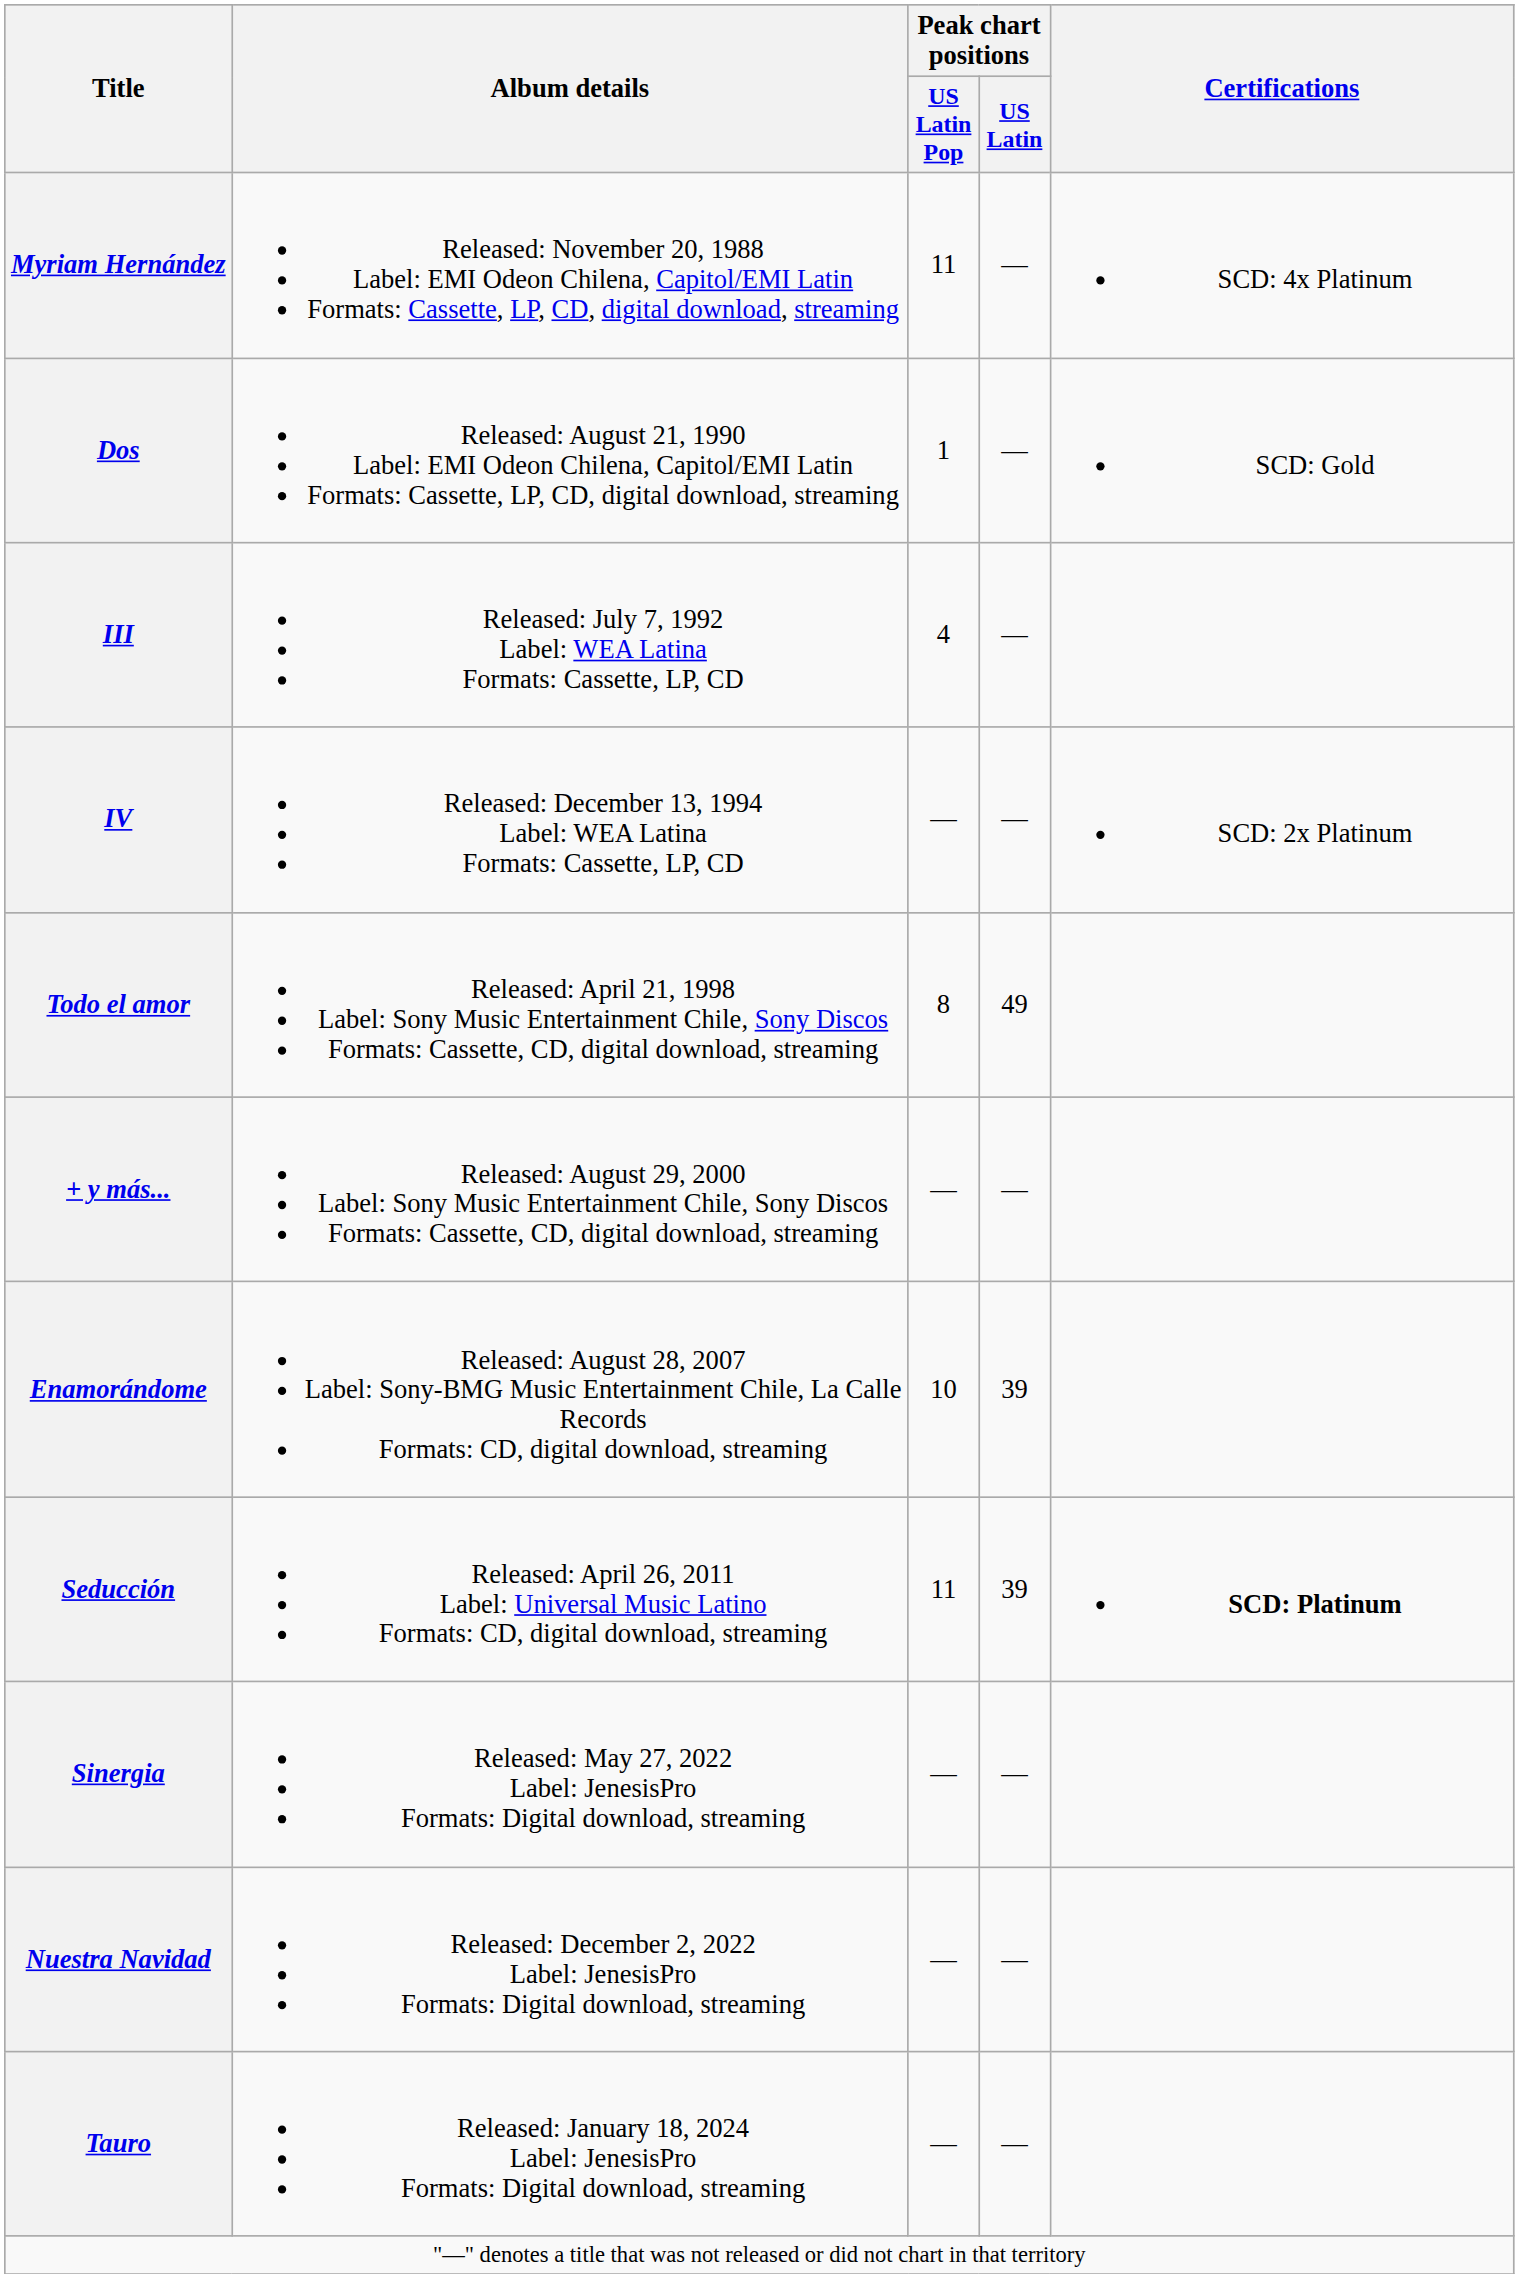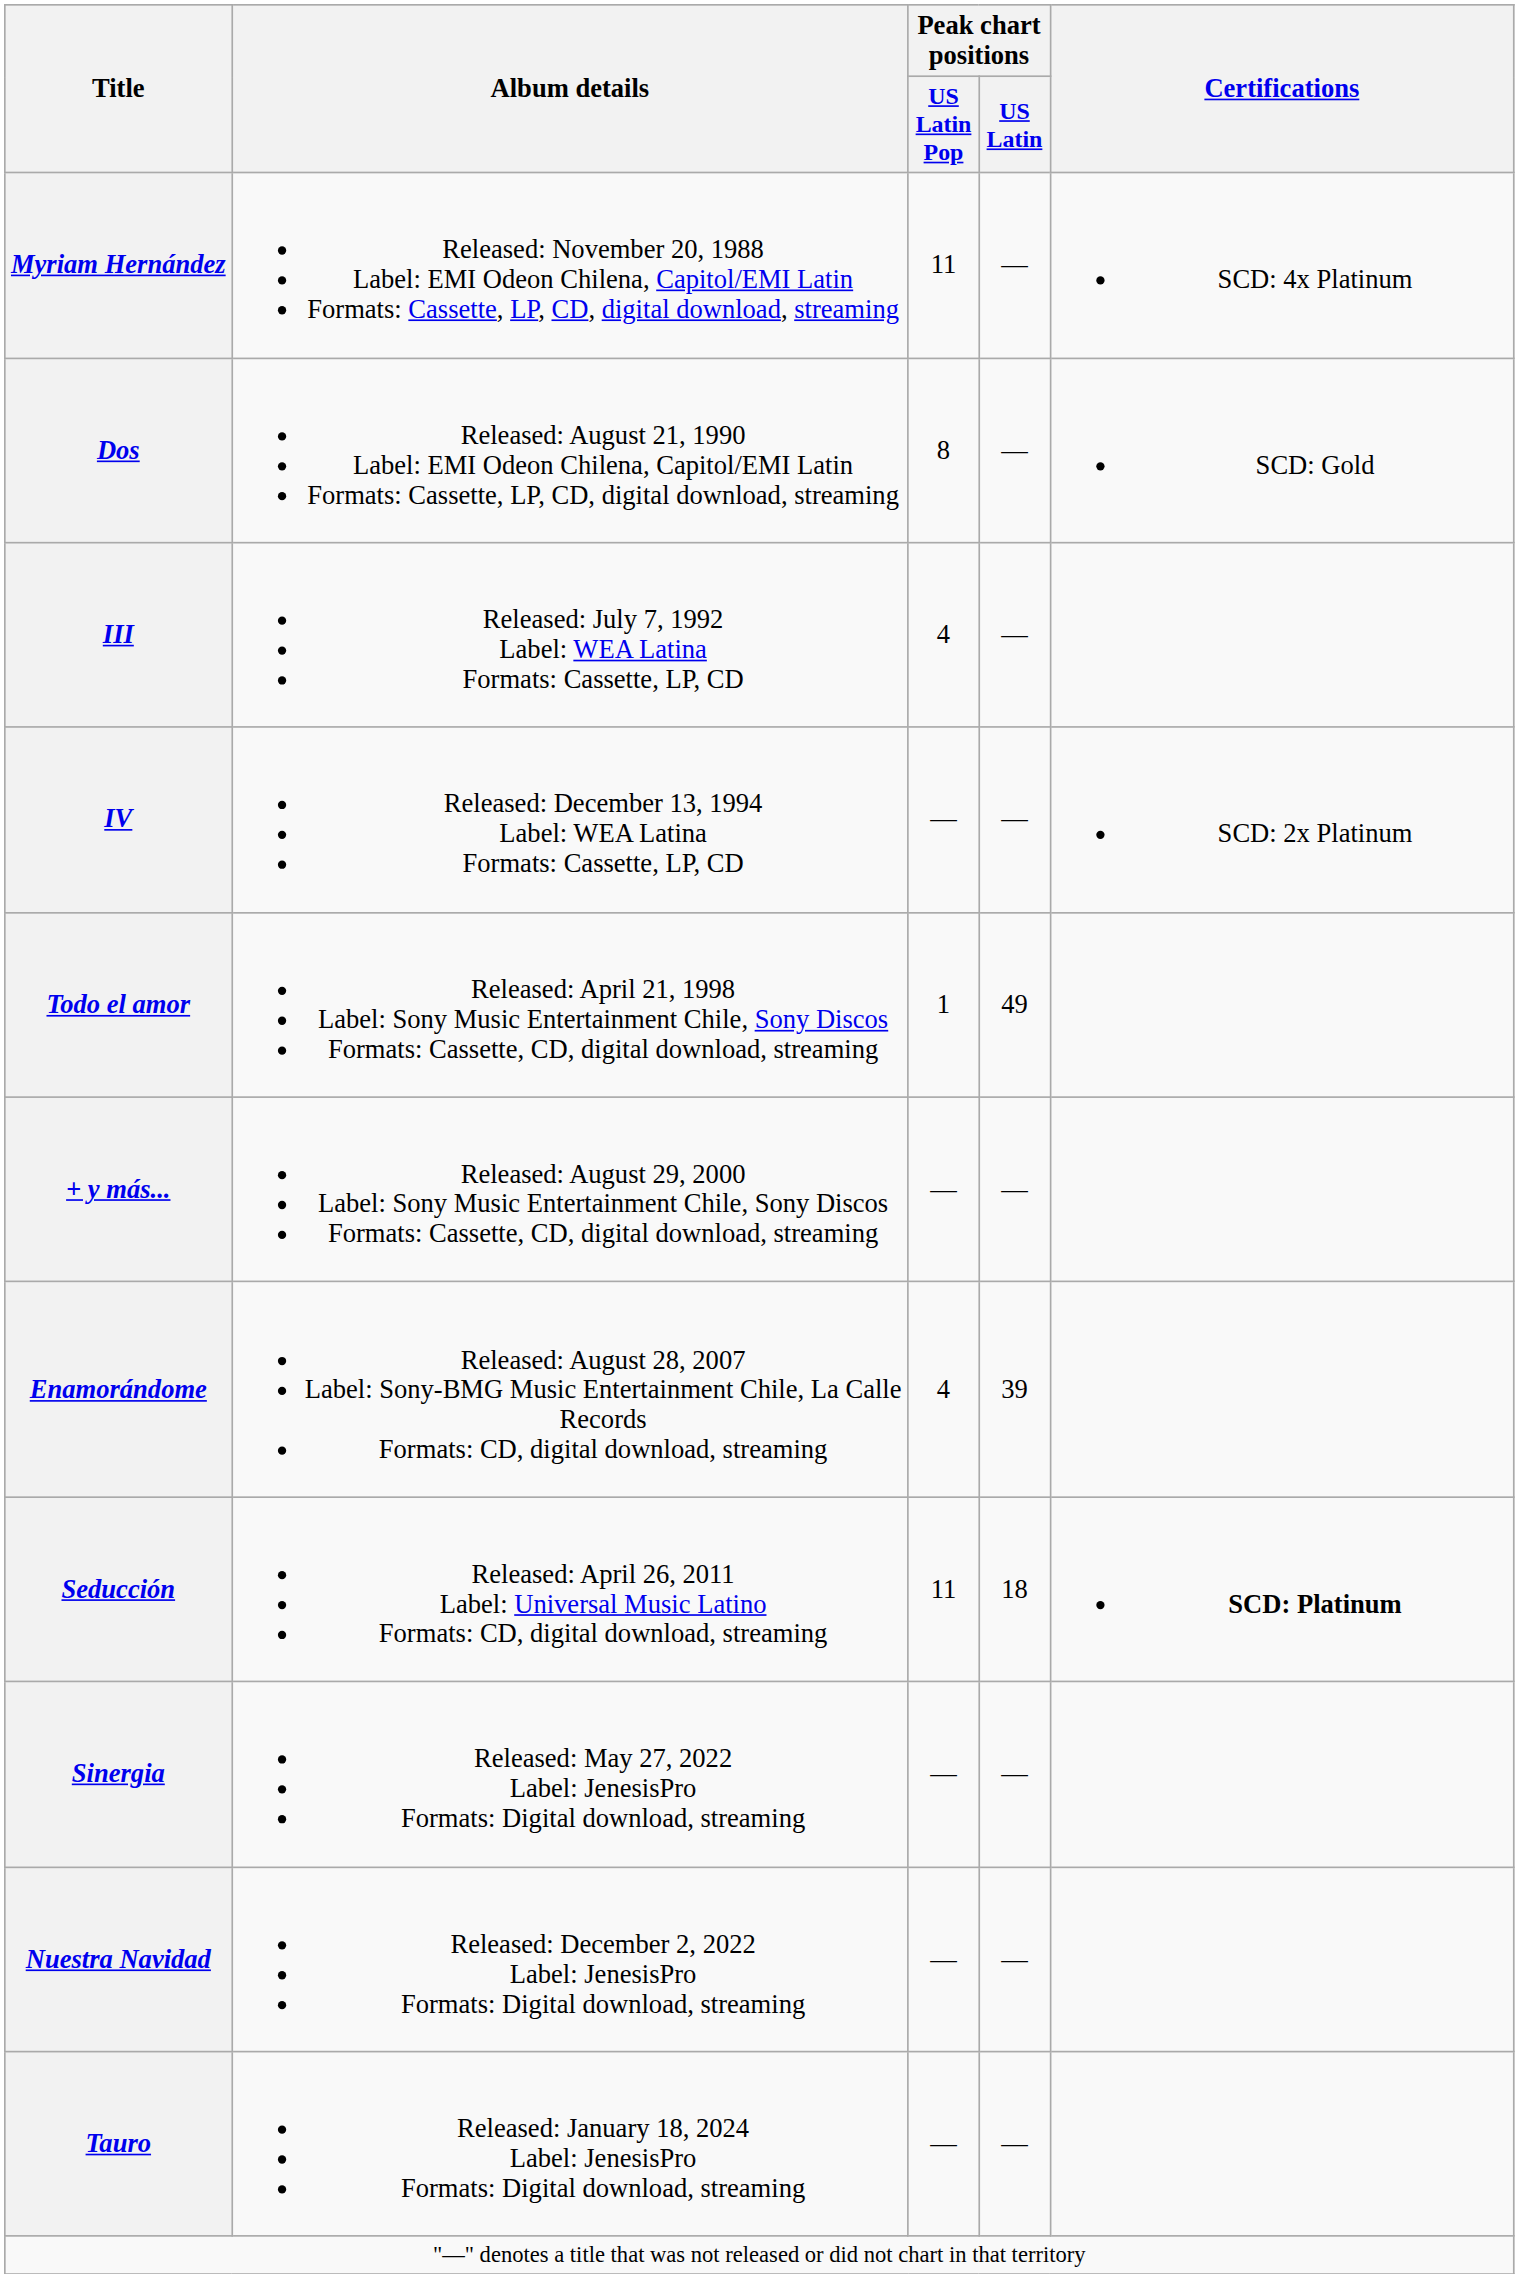(944, 449) 1 -> (944, 449) 8
(944, 1004) 8 -> (944, 1004) 1
(944, 1389) 10 -> (944, 1389) 4
(1014, 1588) 39 -> (1014, 1588) 18
